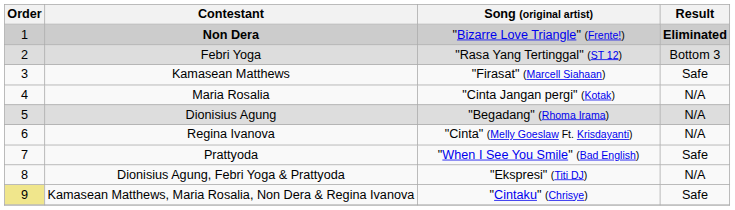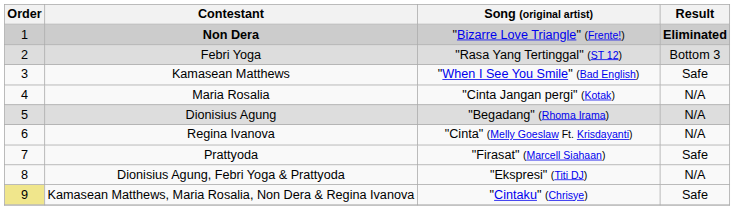(539, 74) "Firasat" (Marcell Siahaan) -> (539, 74) "When I See You Smile" (Bad English)
(539, 154) "When I See You Smile" (Bad English) -> (539, 154) "Firasat" (Marcell Siahaan)
